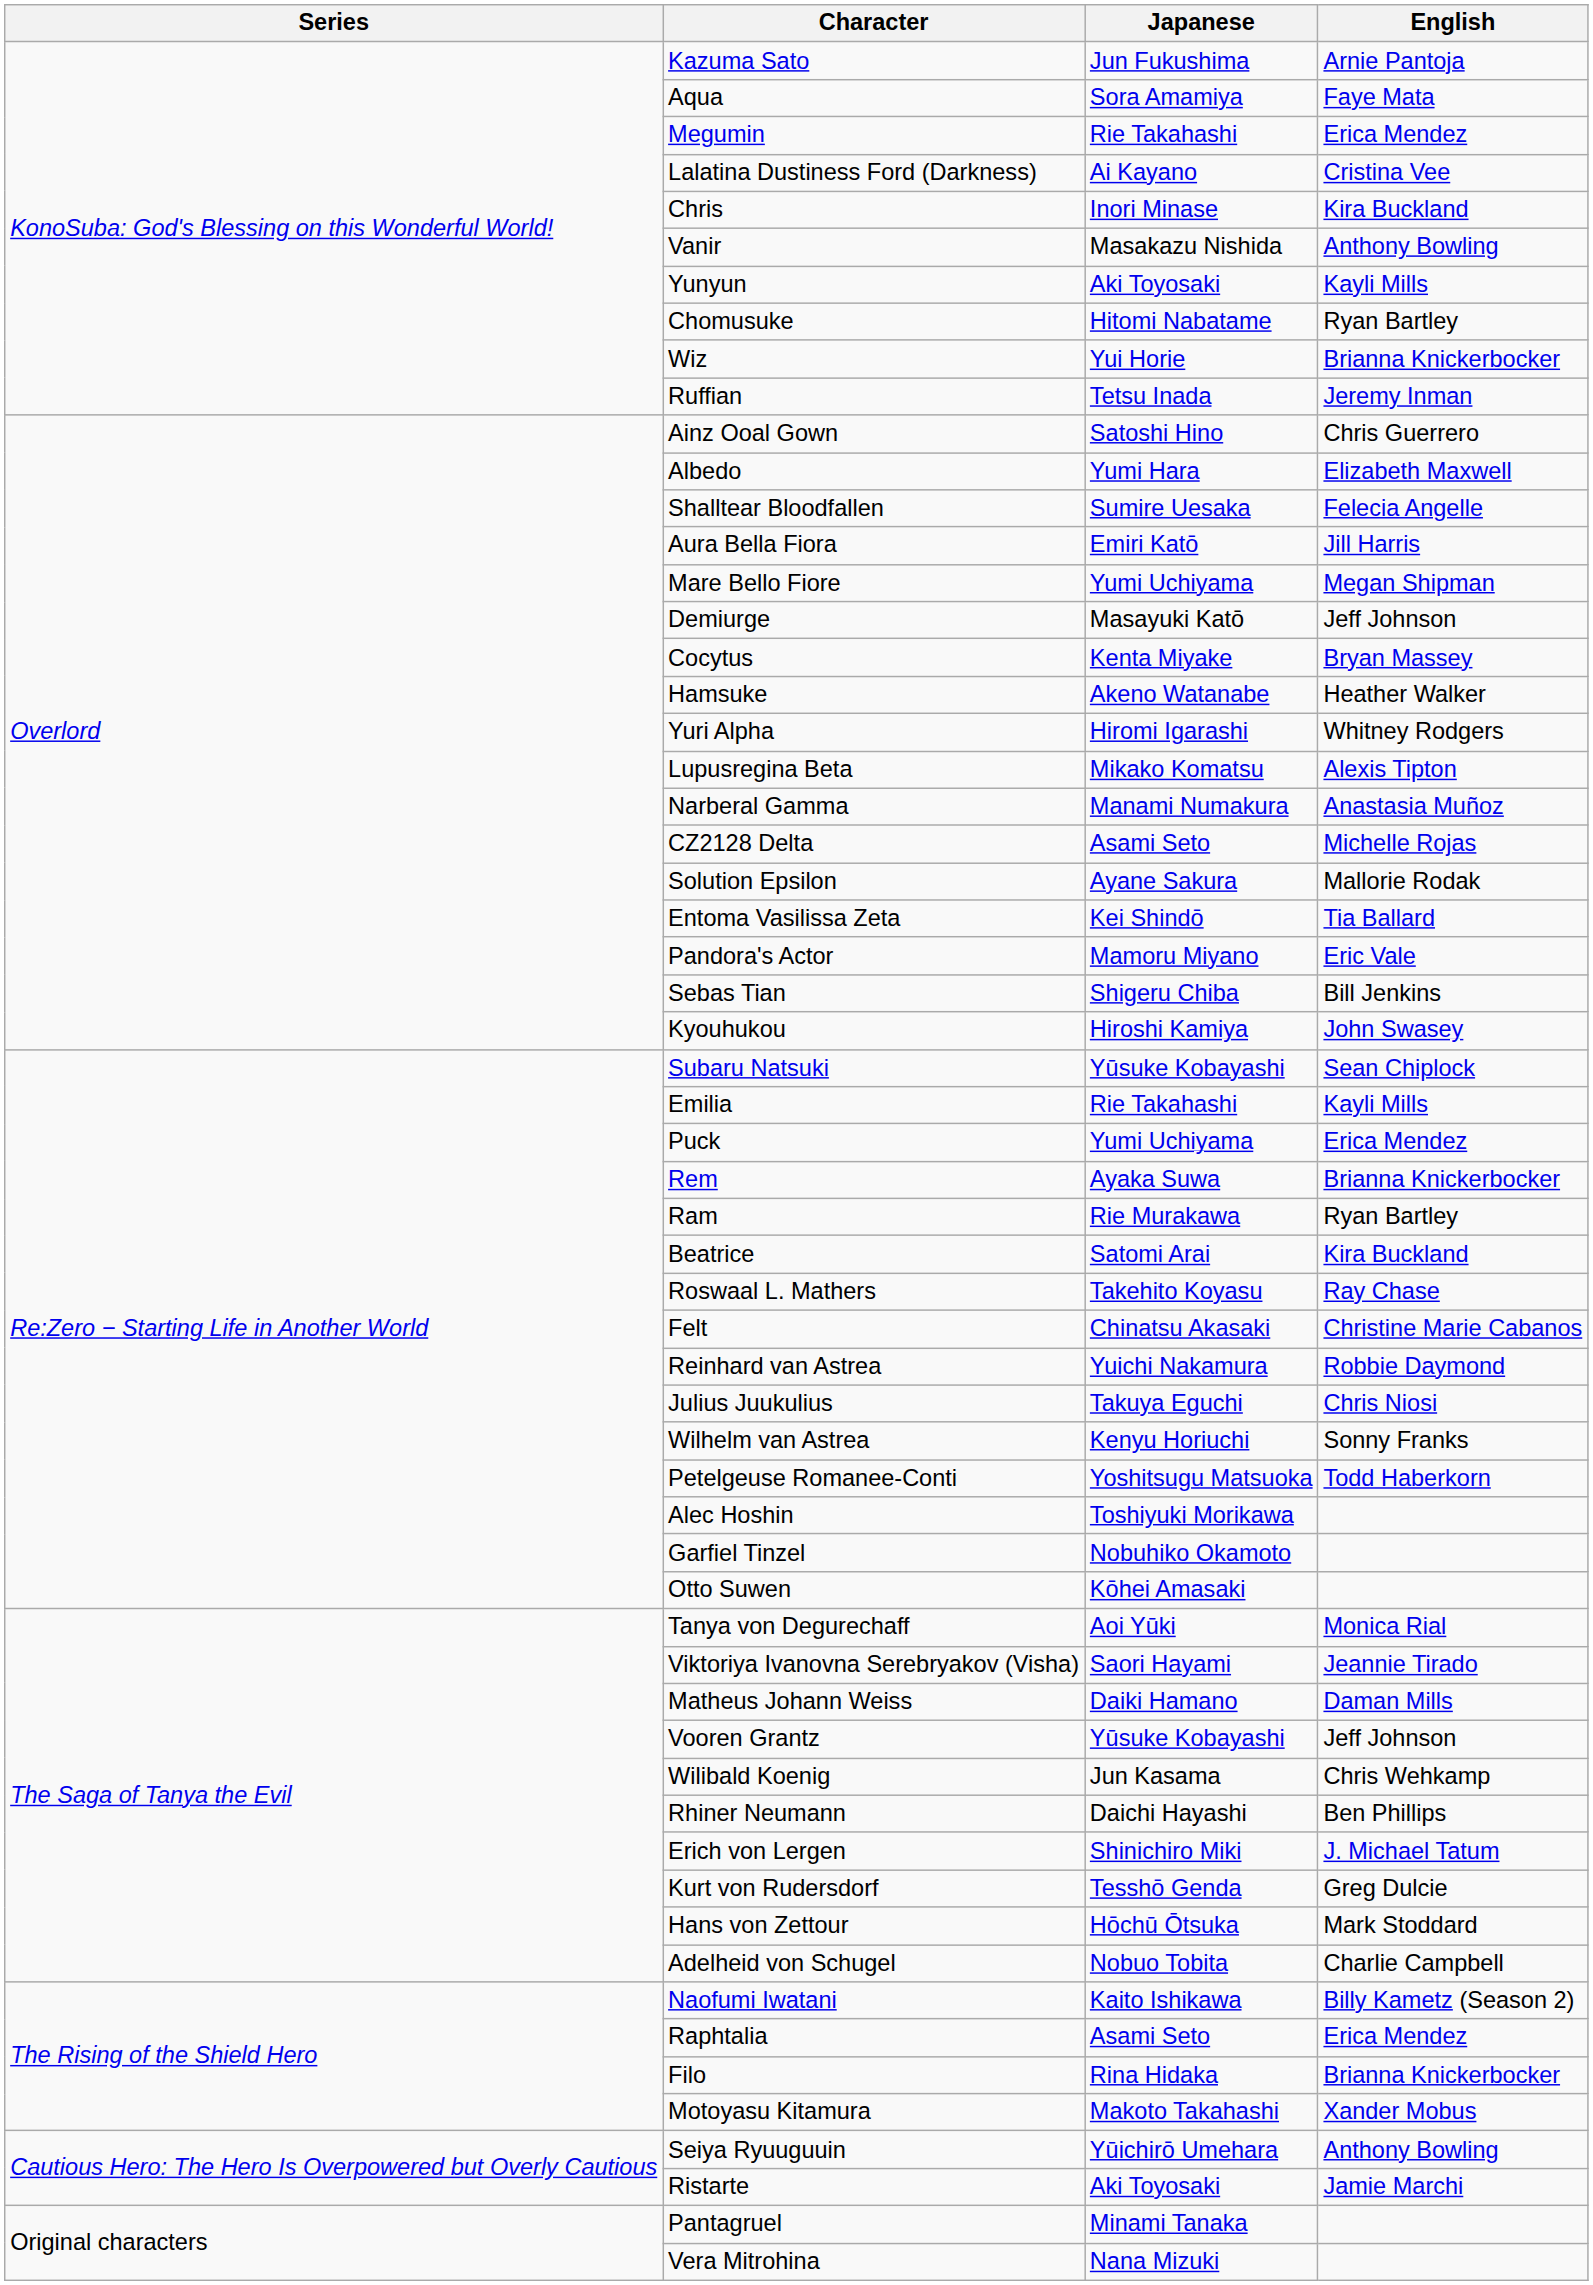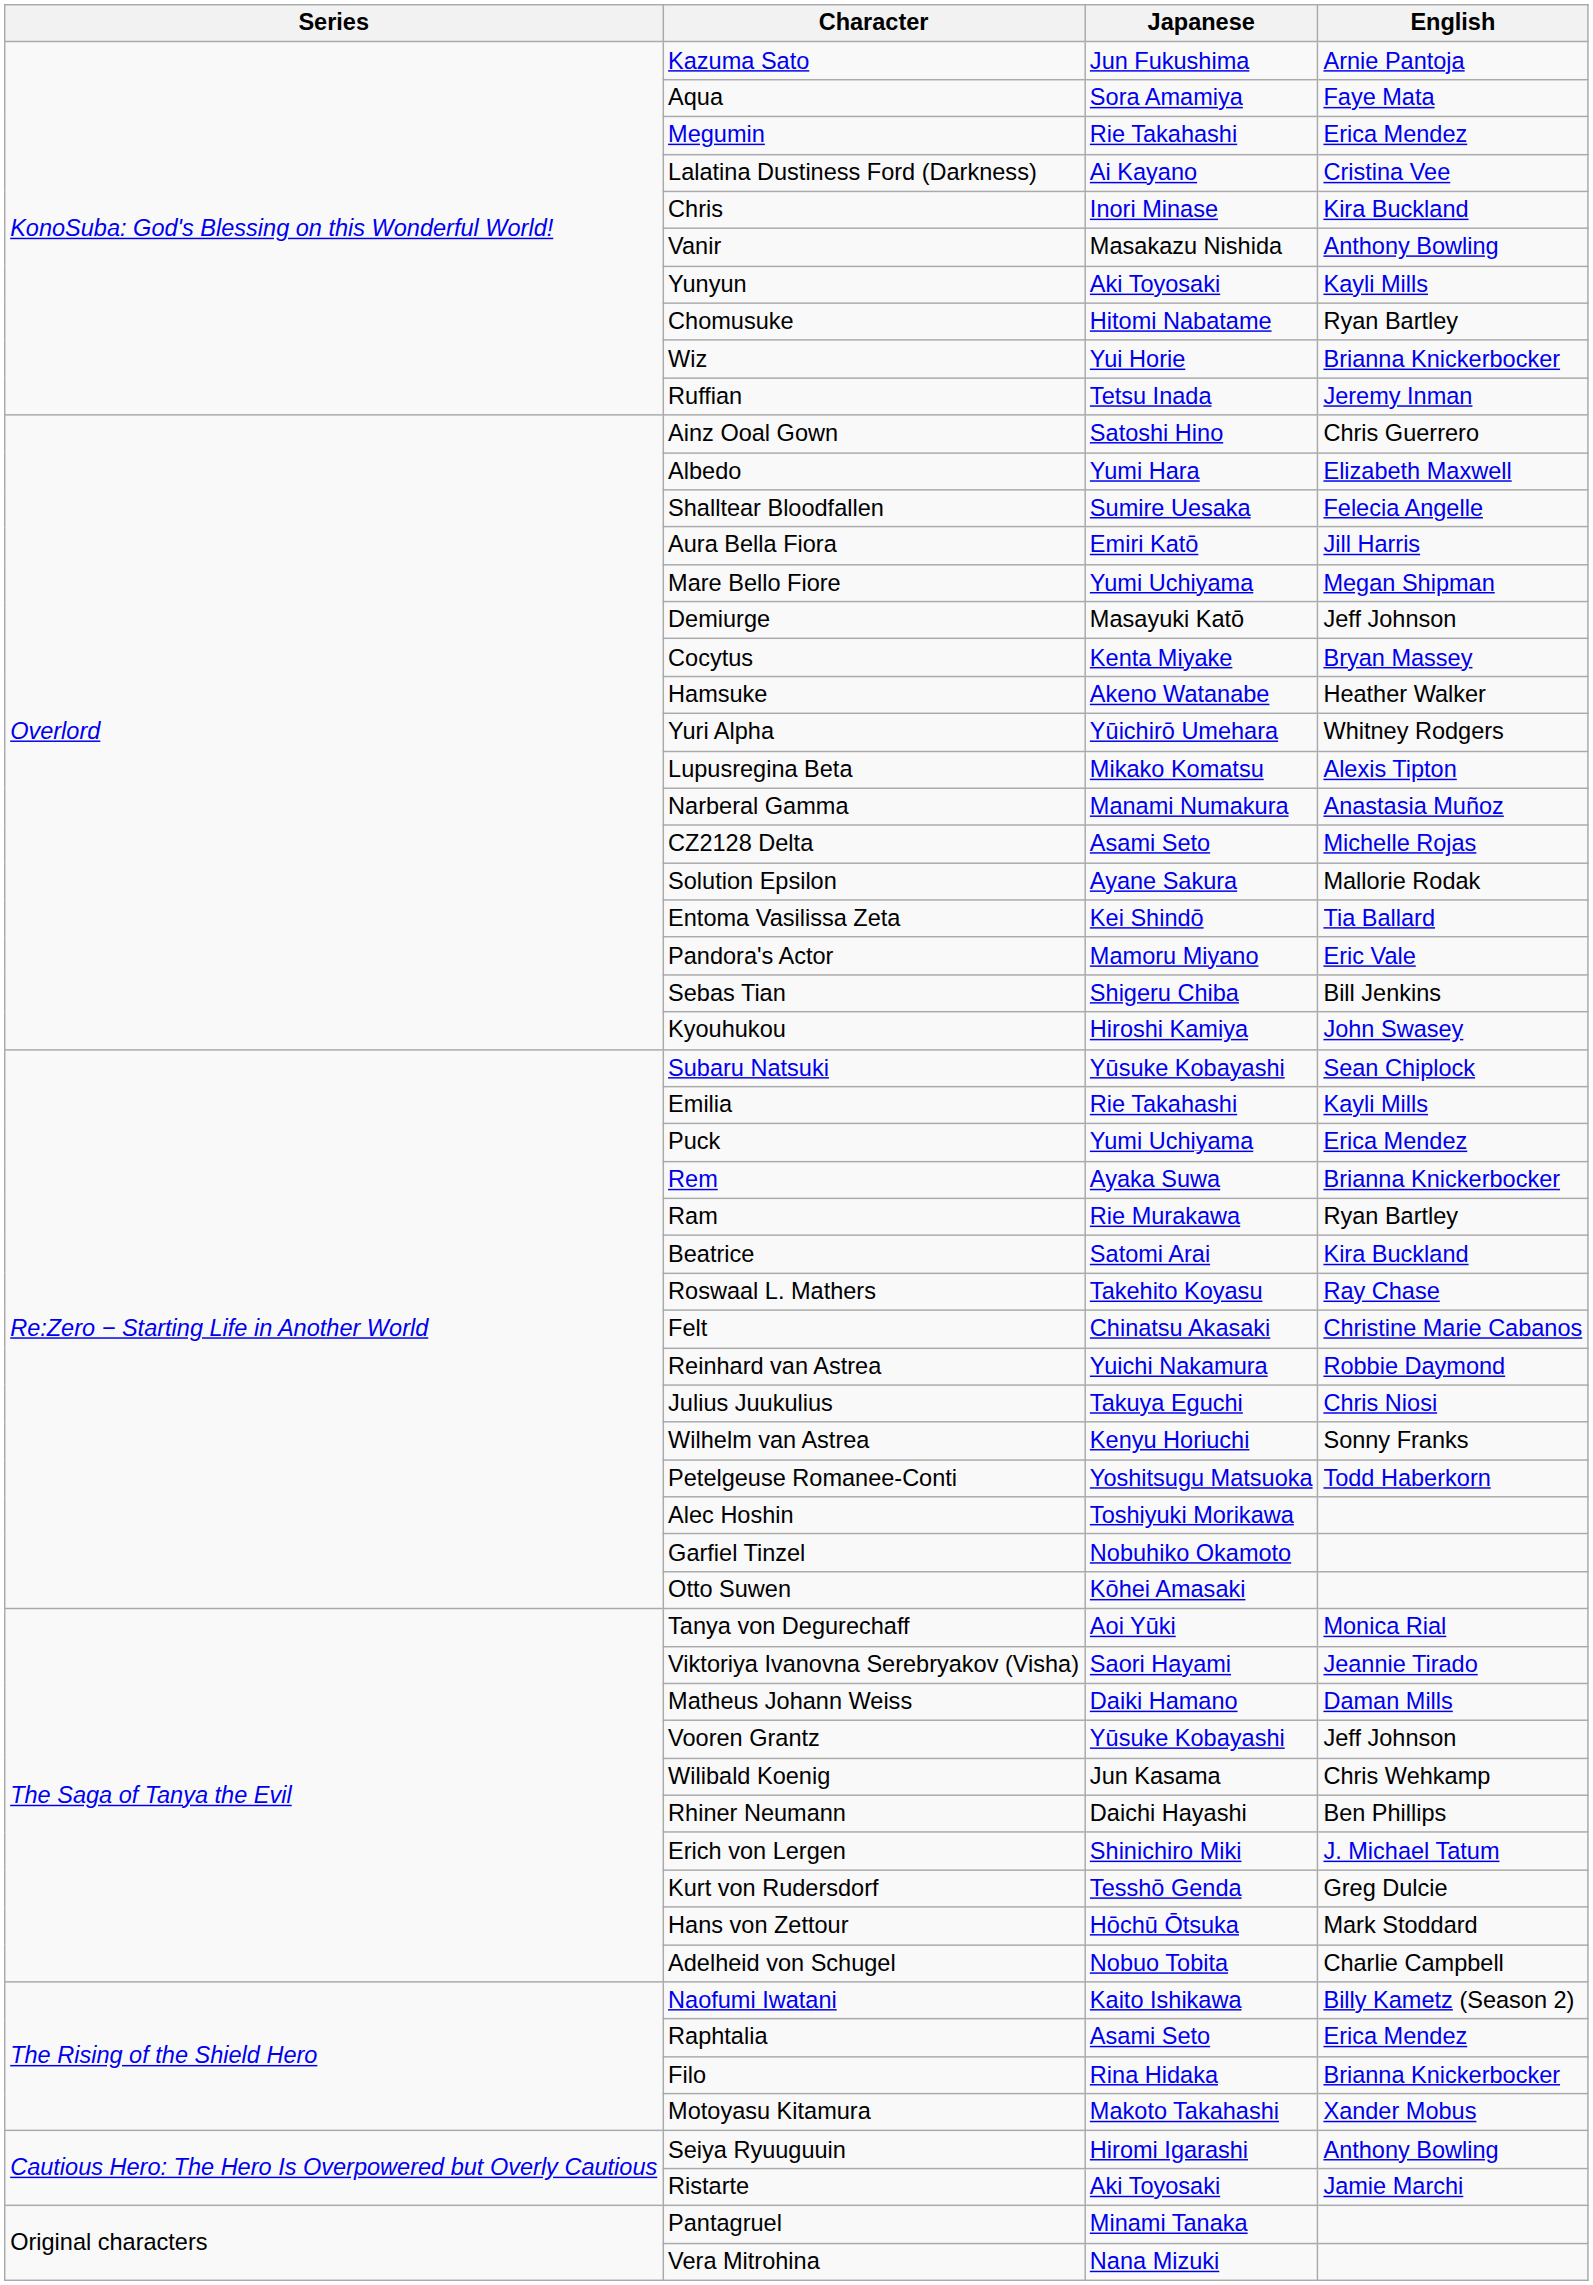(1169, 731) Hiromi Igarashi -> (1184, 731) Yūichirō Umehara
(1184, 2149) Yūichirō Umehara -> (1169, 2149) Hiromi Igarashi
